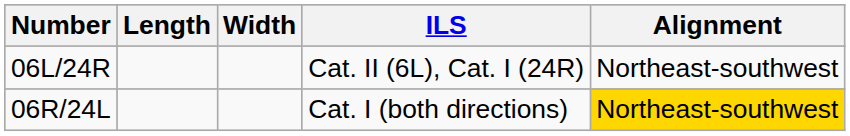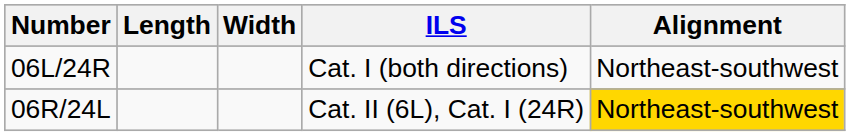(446, 67) Cat. II (6L), Cat. I (24R) -> (438, 67) Cat. I (both directions)
(438, 109) Cat. I (both directions) -> (446, 109) Cat. II (6L), Cat. I (24R)
